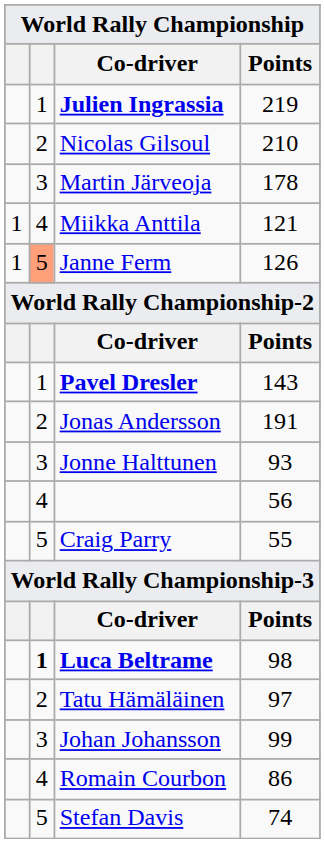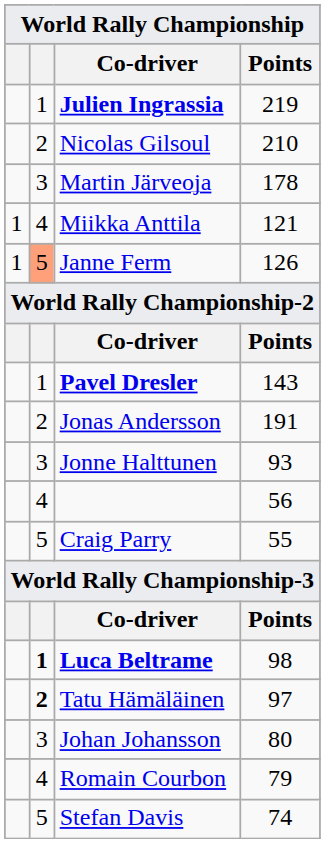(42, 699) normal -> (42, 699) bold
(280, 738) 99 -> (280, 738) 80
(280, 778) 86 -> (280, 778) 79
